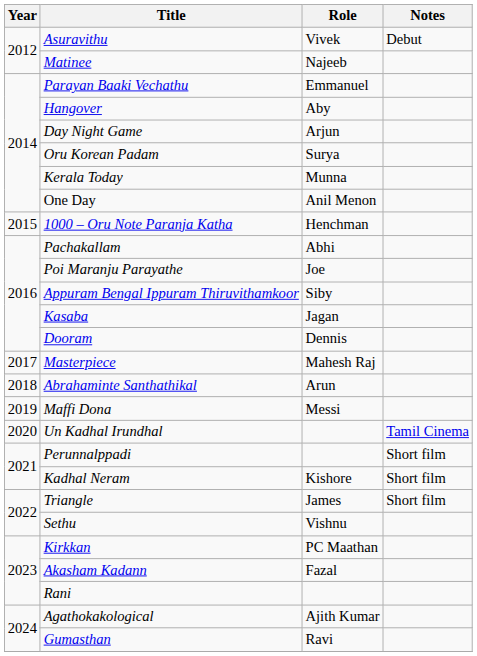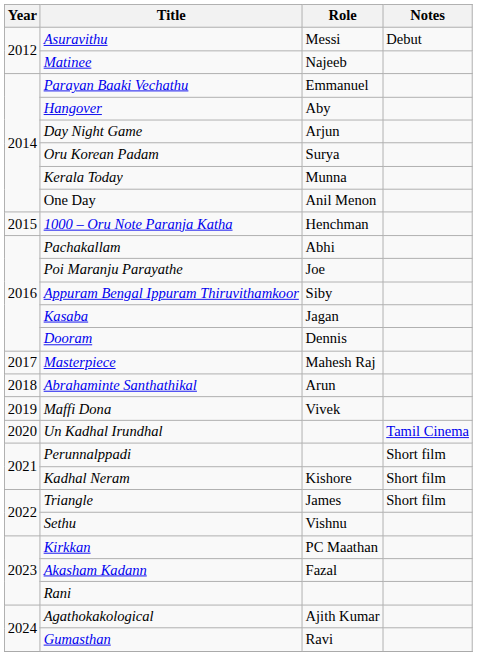(323, 39) Vivek -> (323, 39) Messi
(323, 408) Messi -> (323, 408) Vivek
